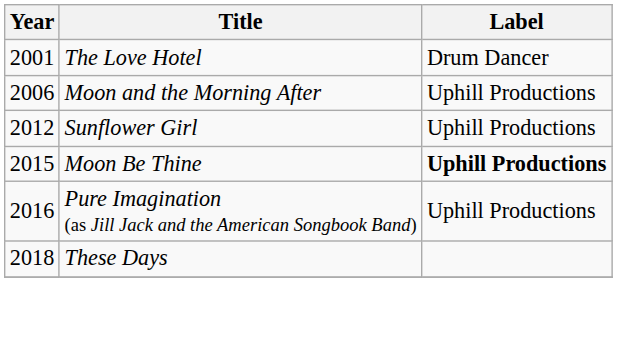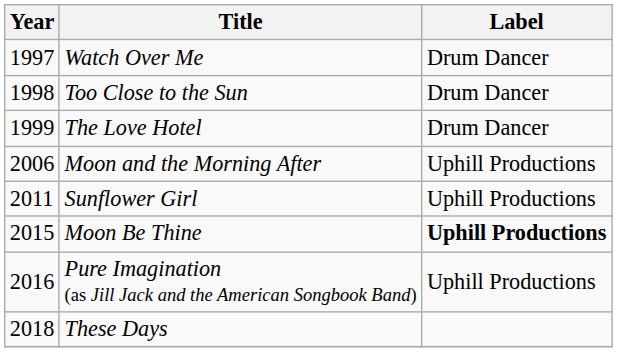+ row: (134, 57)
+ row: (156, 92)
(32, 57) 2001 -> (32, 127) 1999
(32, 127) 2012 -> (32, 198) 2011
